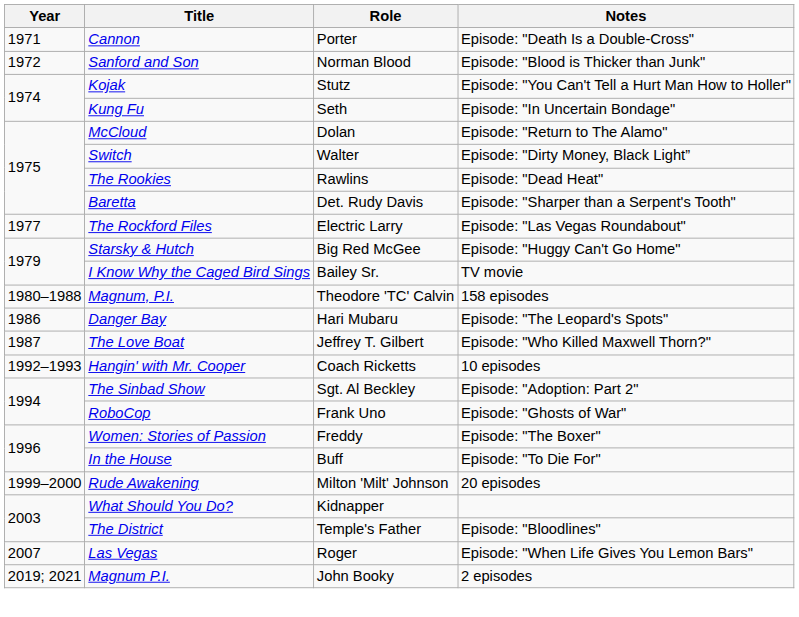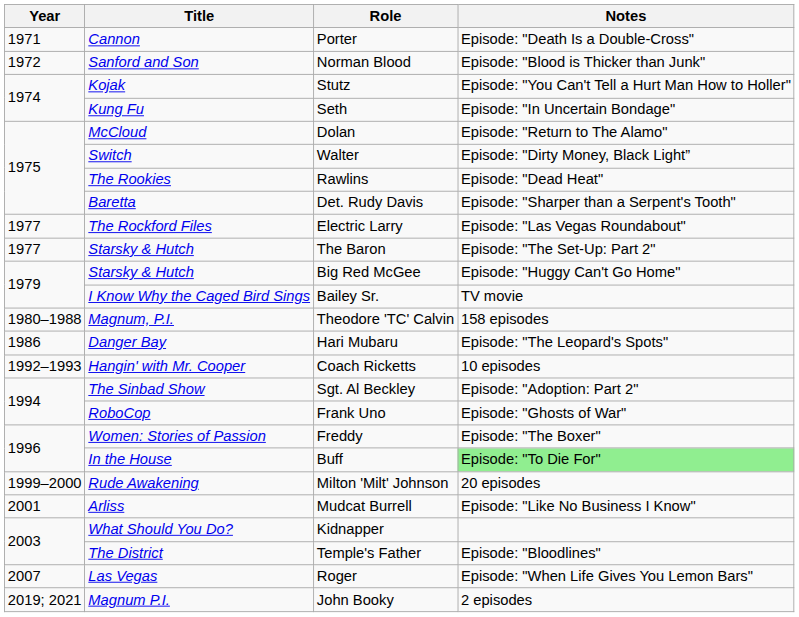+ row: (351, 249)
- row: (370, 343)
(531, 459) no background -> (531, 459) lightgreen background
+ row: (364, 506)
